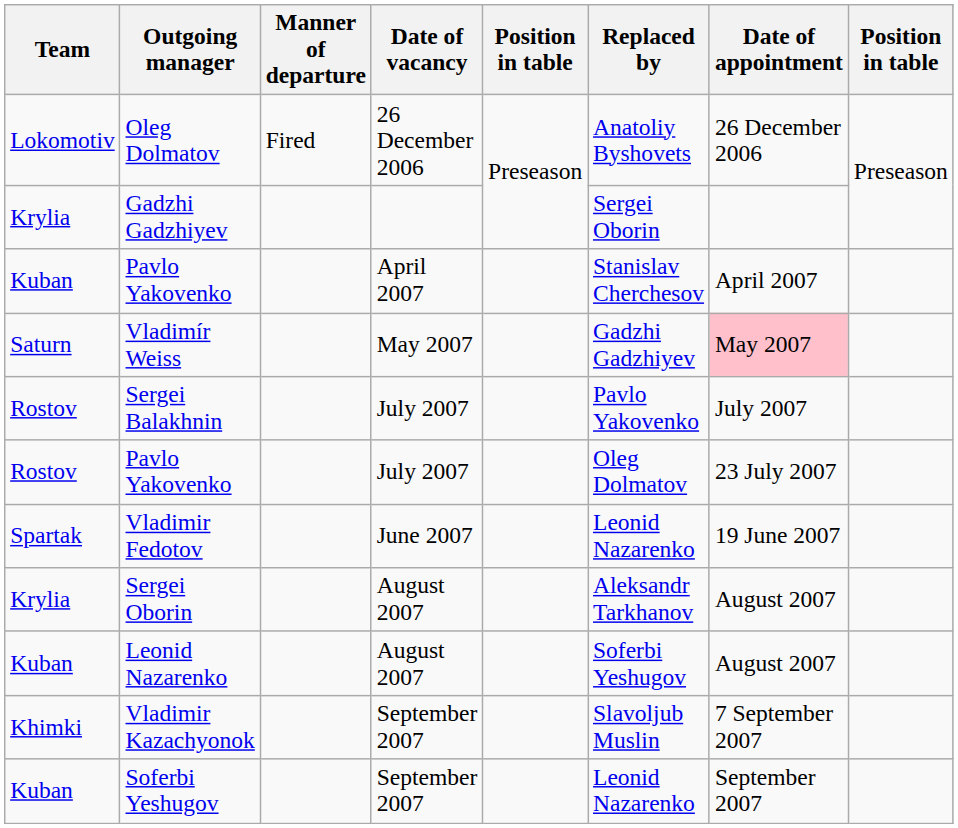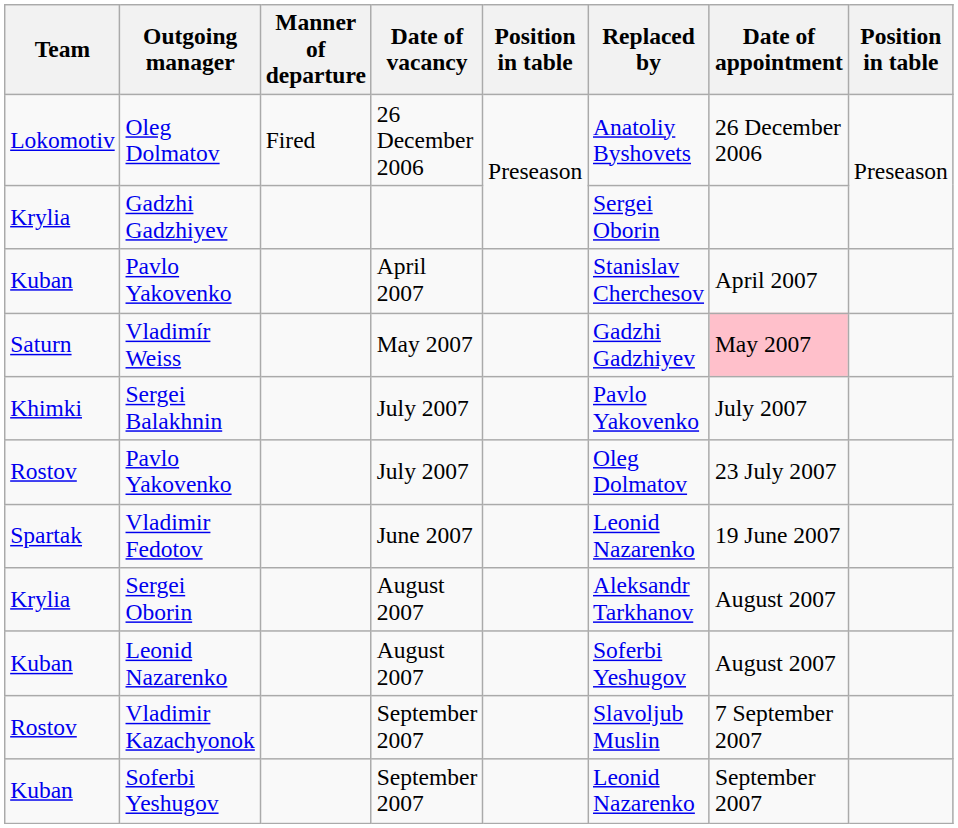(43, 408) Rostov -> (46, 408) Khimki
(46, 726) Khimki -> (43, 726) Rostov
